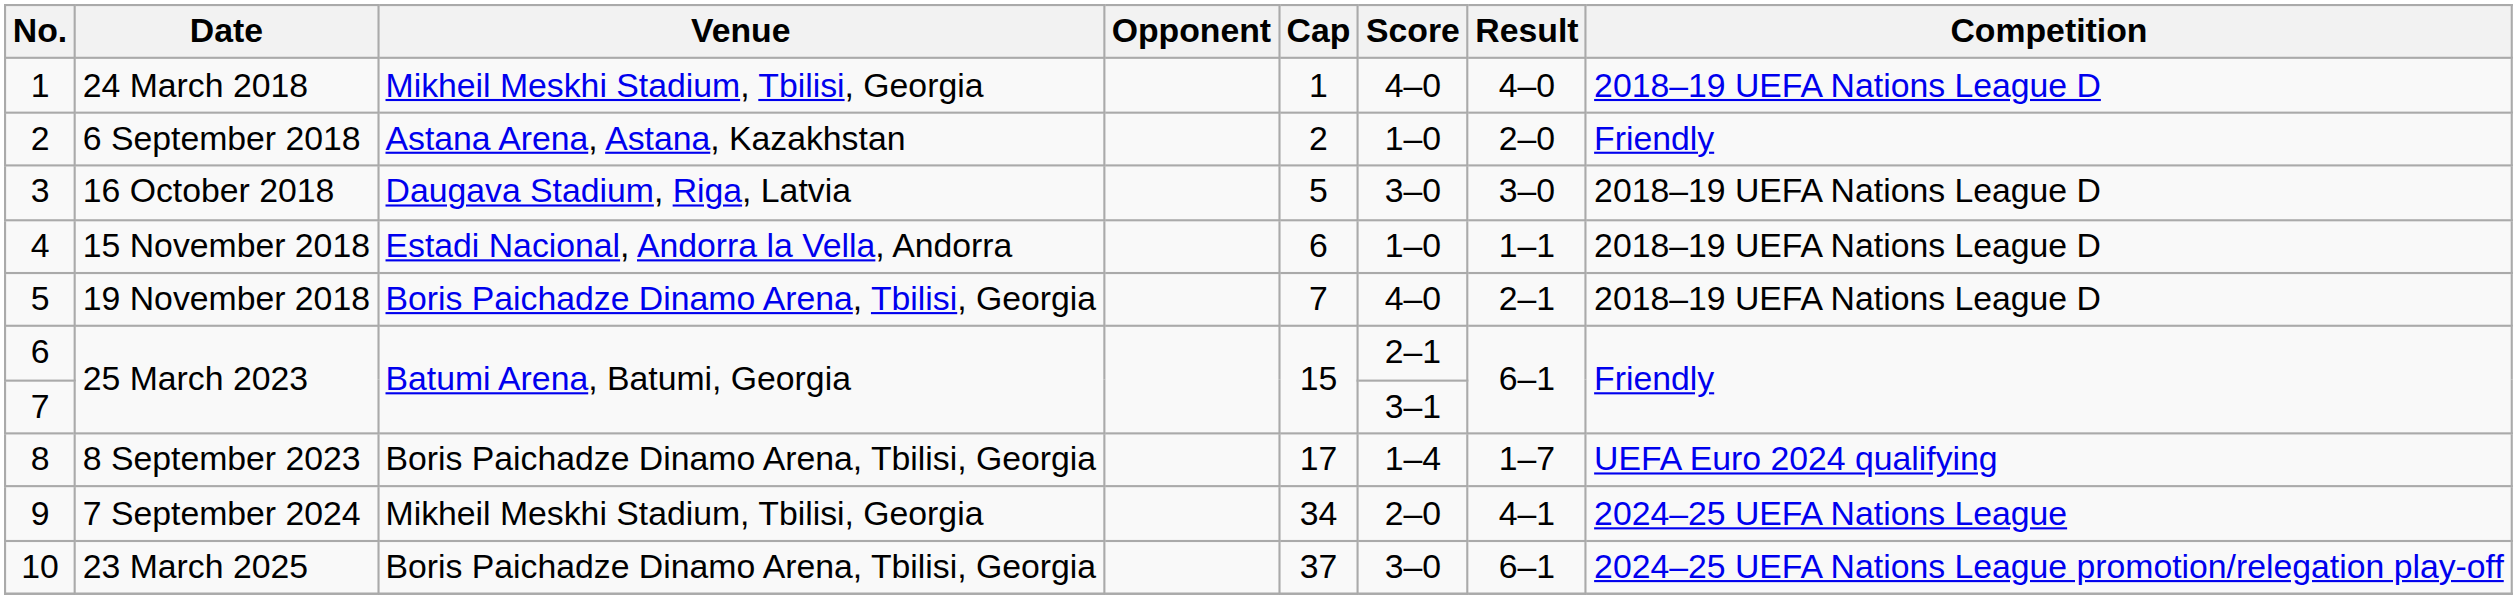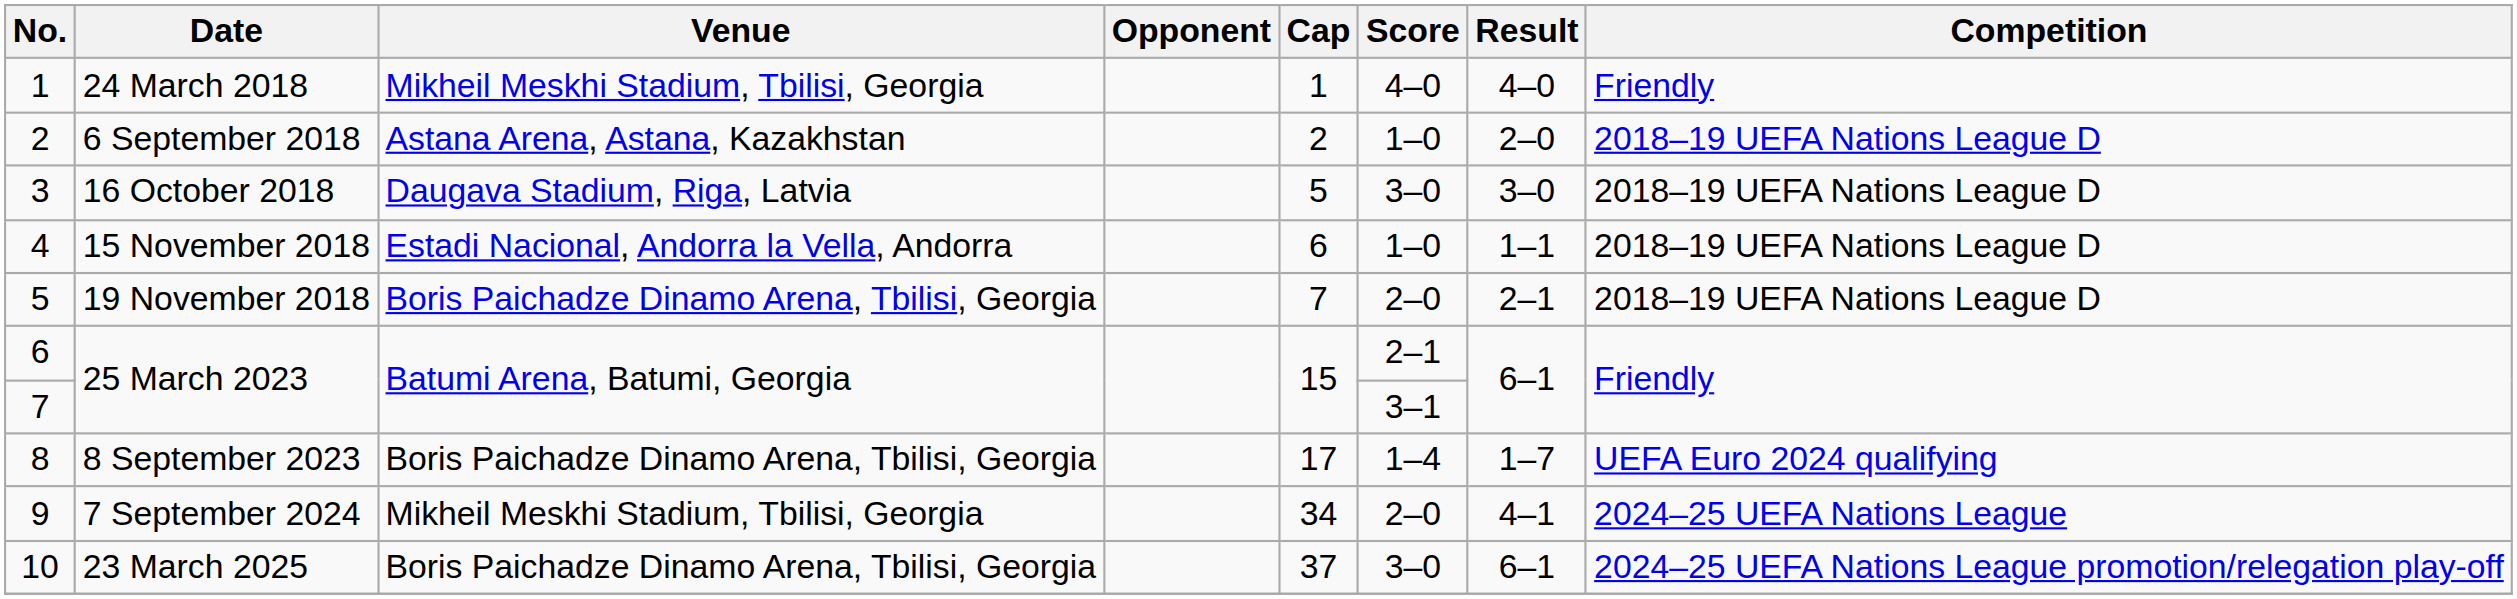(1847, 84) 2018–19 UEFA Nations League D -> (1654, 84) Friendly
(1654, 138) Friendly -> (1847, 138) 2018–19 UEFA Nations League D
(1413, 298) 4–0 -> (1413, 298) 2–0
